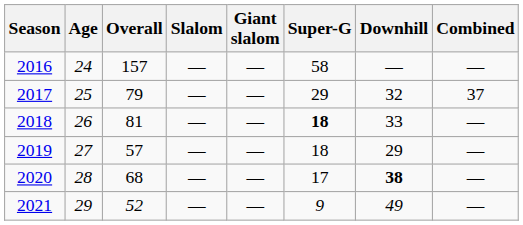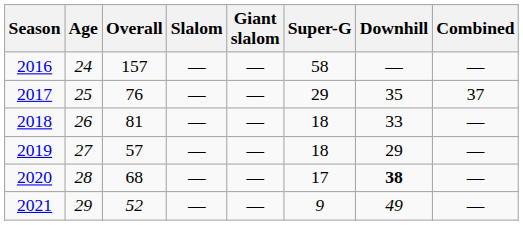(134, 94) 79 -> (134, 94) 76
(394, 94) 32 -> (394, 94) 35
(320, 121) bold -> (320, 121) normal
